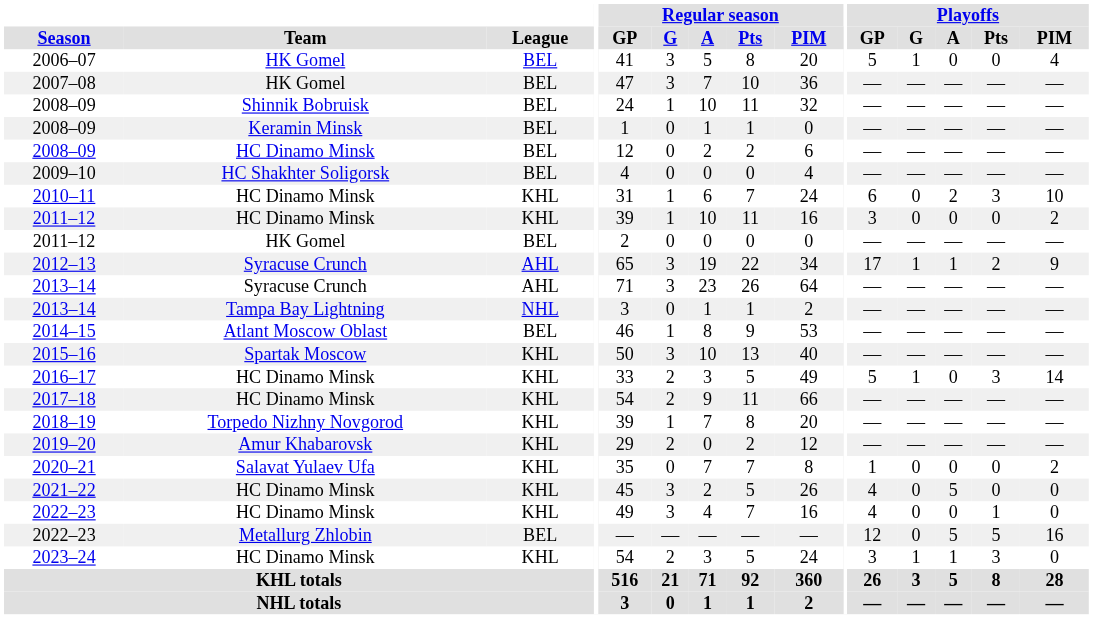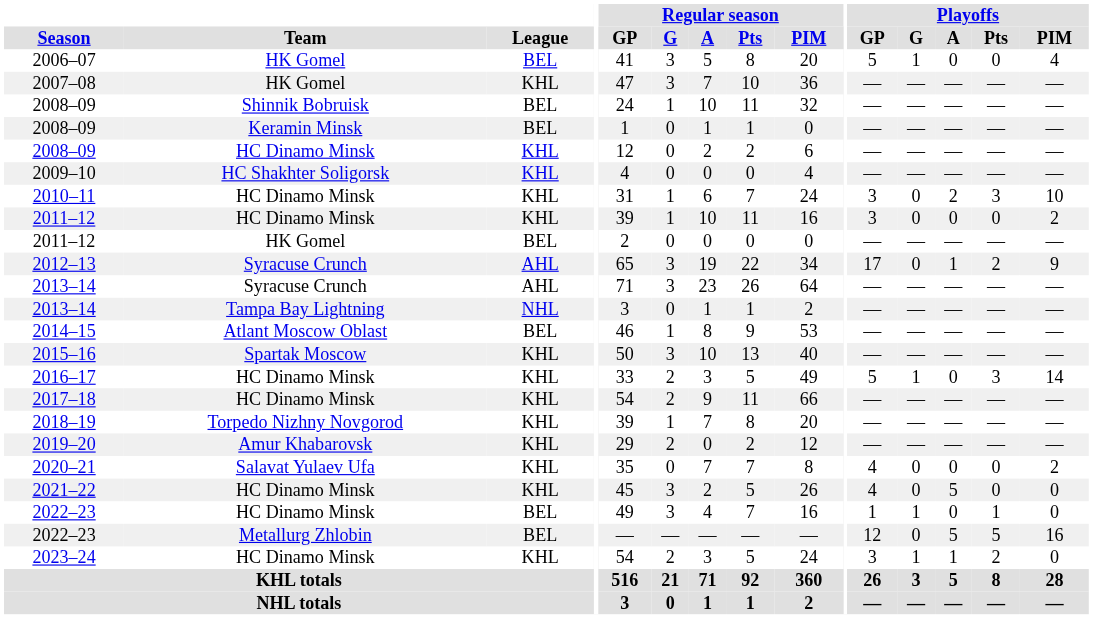(540, 83) BEL -> (540, 83) KHL
(540, 150) BEL -> (540, 150) KHL
(540, 173) BEL -> (540, 173) KHL
(872, 196) 6 -> (872, 196) 3
(916, 263) 1 -> (916, 263) 0
(872, 467) 1 -> (872, 467) 4
(540, 512) KHL -> (540, 512) BEL
(872, 512) 4 -> (872, 512) 1
(916, 512) 0 -> (916, 512) 1
(996, 557) 3 -> (996, 557) 2
